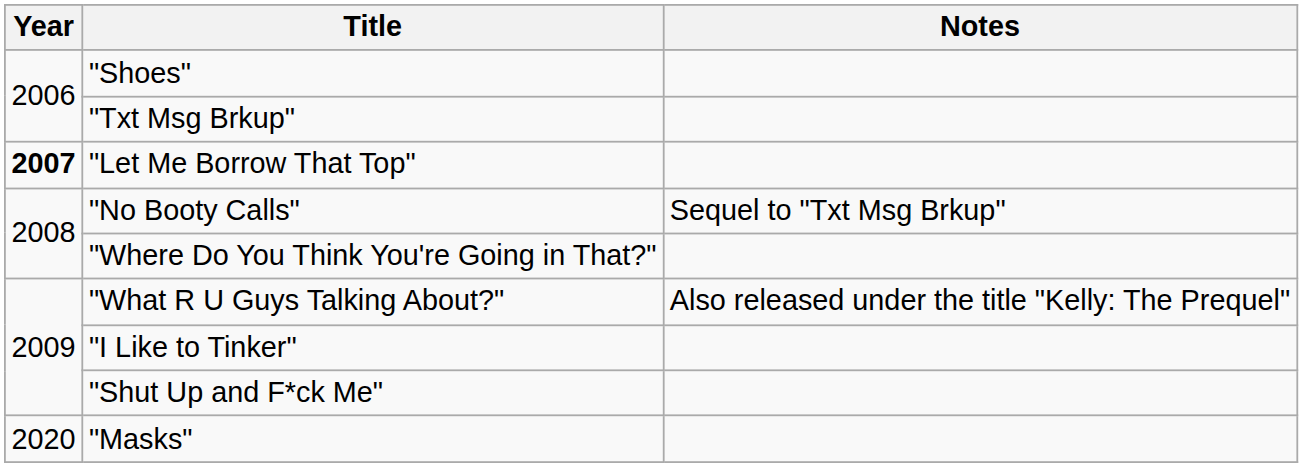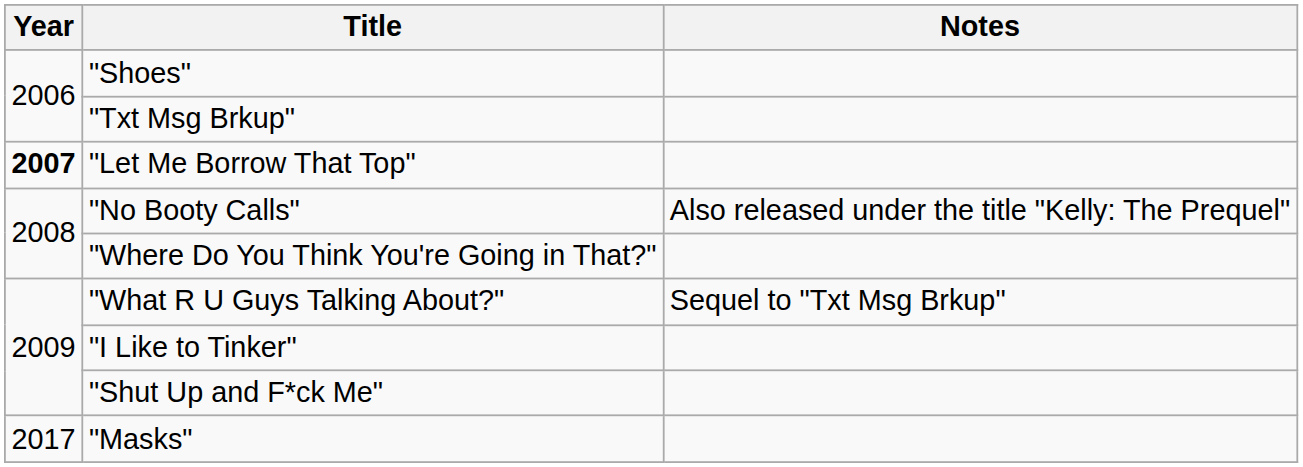(838, 210) Sequel to "Txt Msg Brkup" -> (980, 210) Also released under the title "Kelly: The Prequel"
(980, 301) Also released under the title "Kelly: The Prequel" -> (838, 301) Sequel to "Txt Msg Brkup"
(44, 438) 2020 -> (44, 438) 2017
